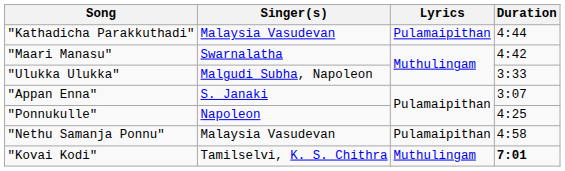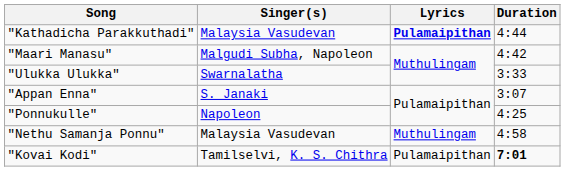(442, 35) normal -> (442, 35) bold
(242, 55) Swarnalatha -> (287, 55) Malgudi Subha, Napoleon
(287, 75) Malgudi Subha, Napoleon -> (242, 75) Swarnalatha
(442, 136) Pulamaipithan -> (435, 136) Muthulingam
(435, 156) Muthulingam -> (442, 156) Pulamaipithan
